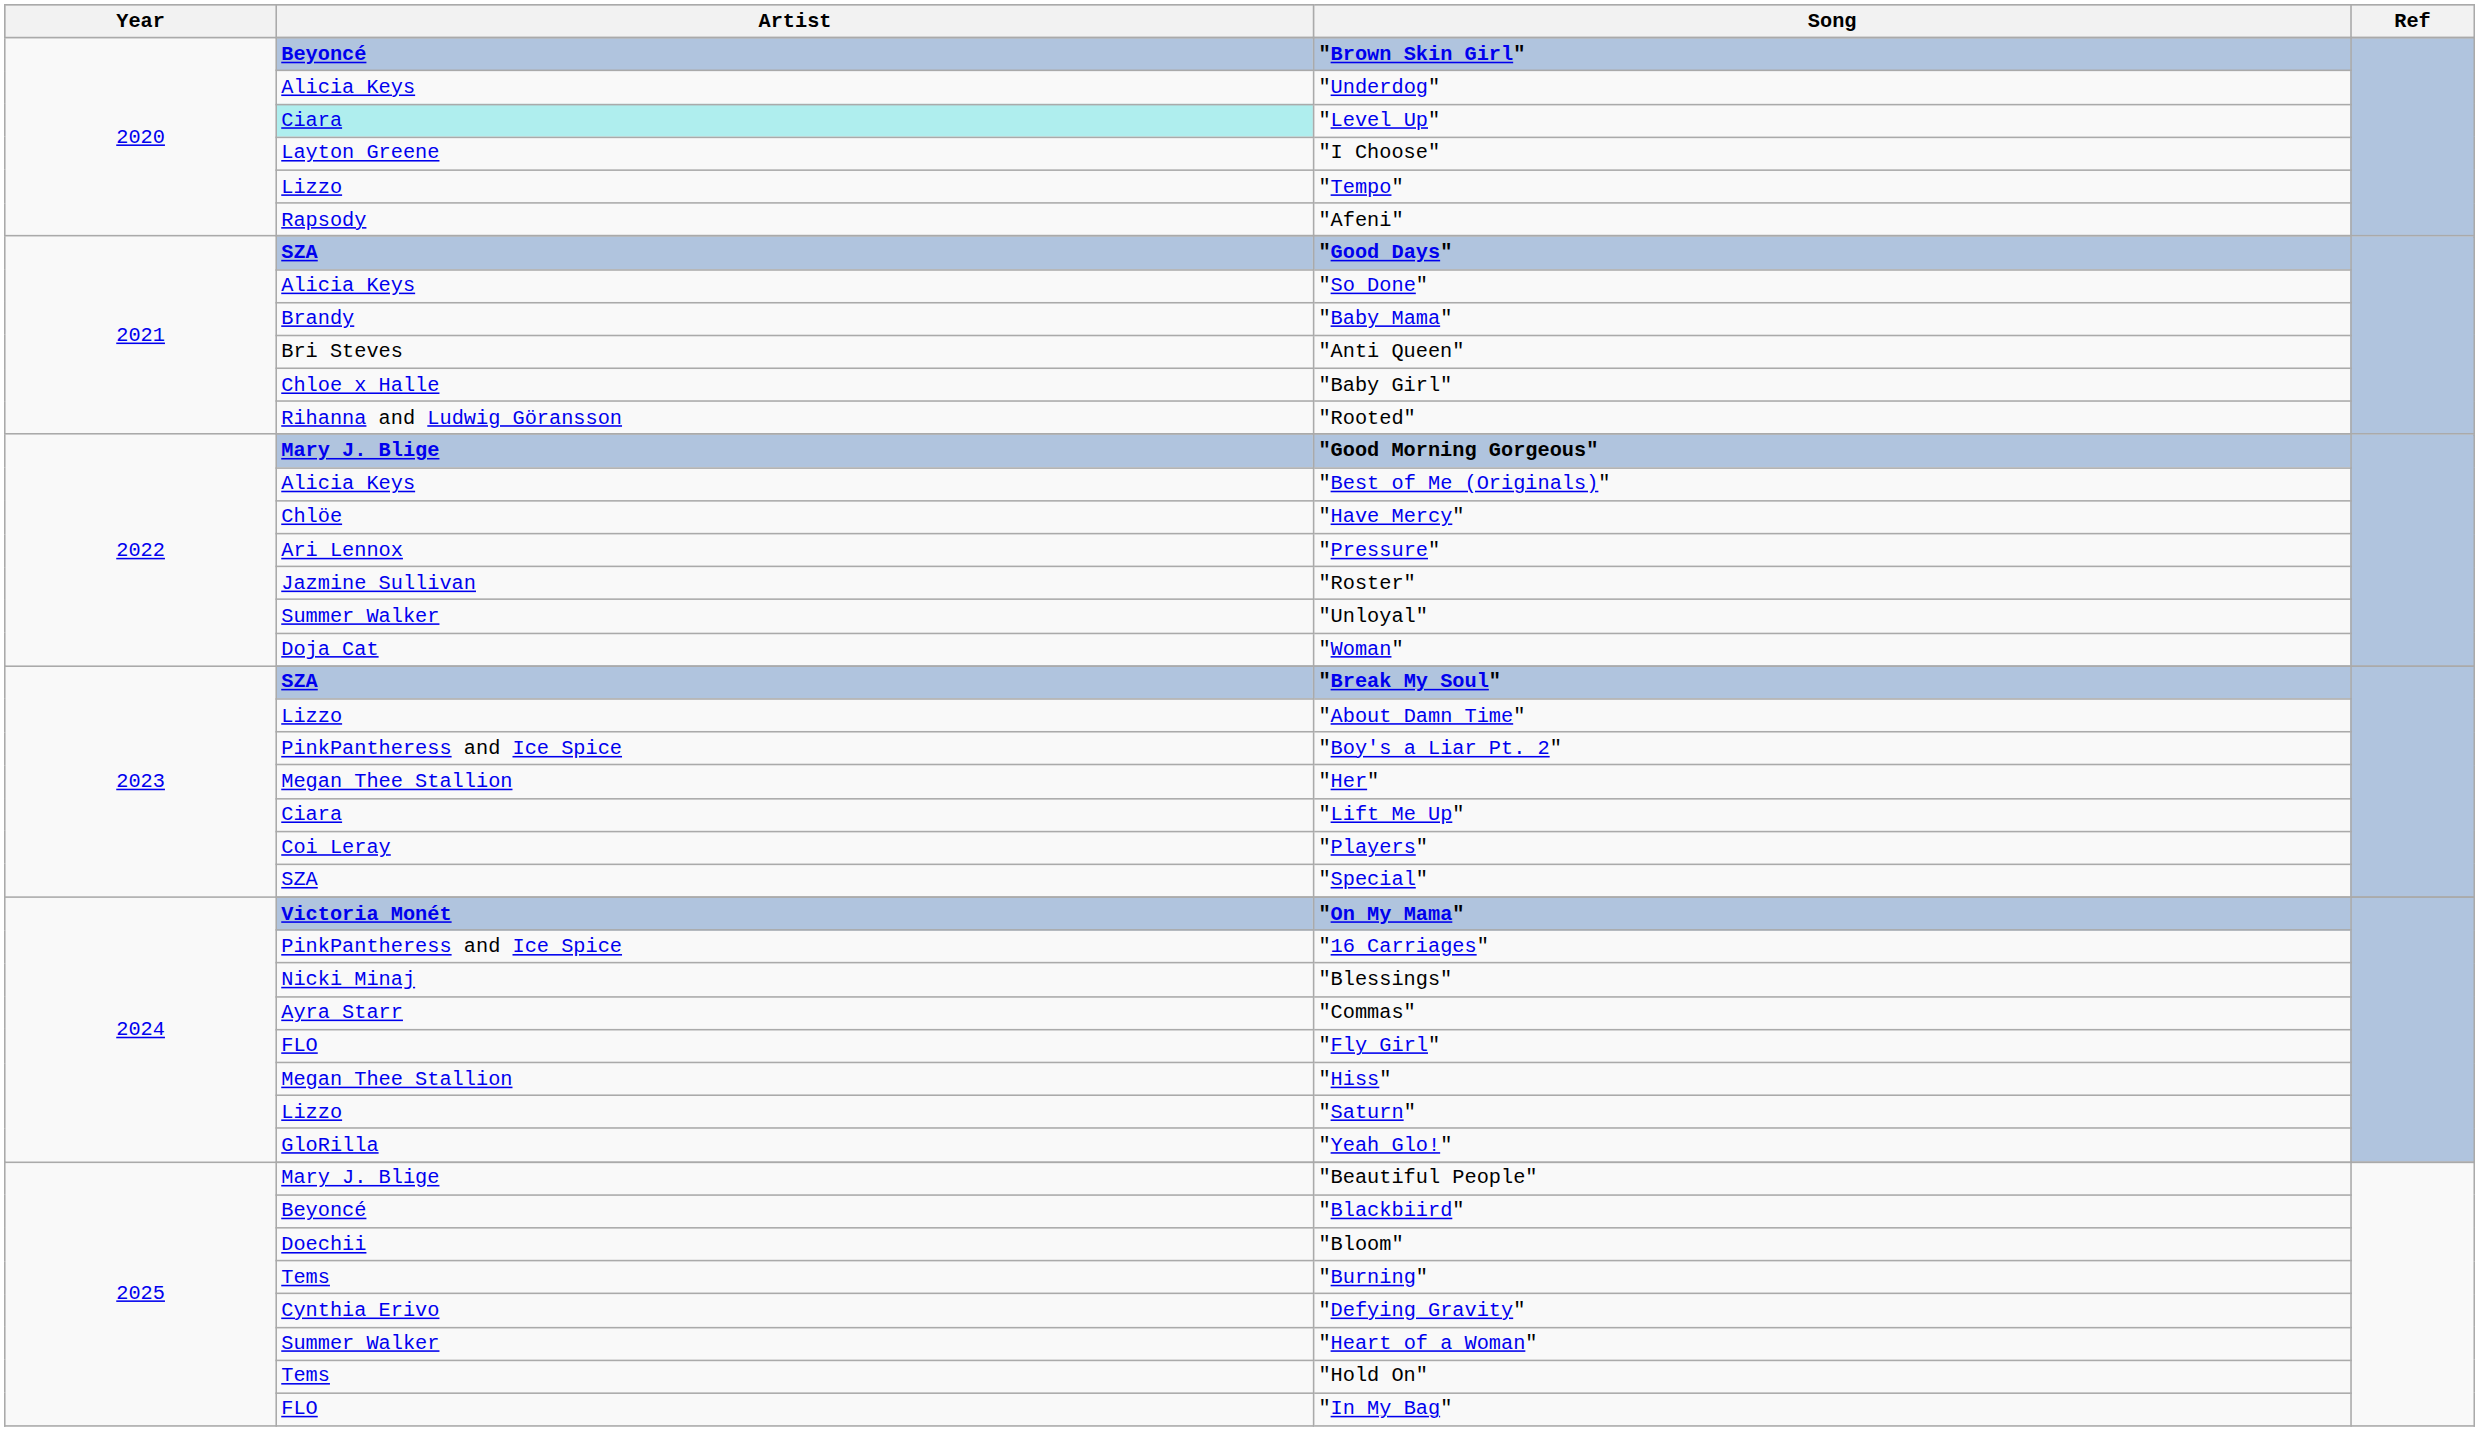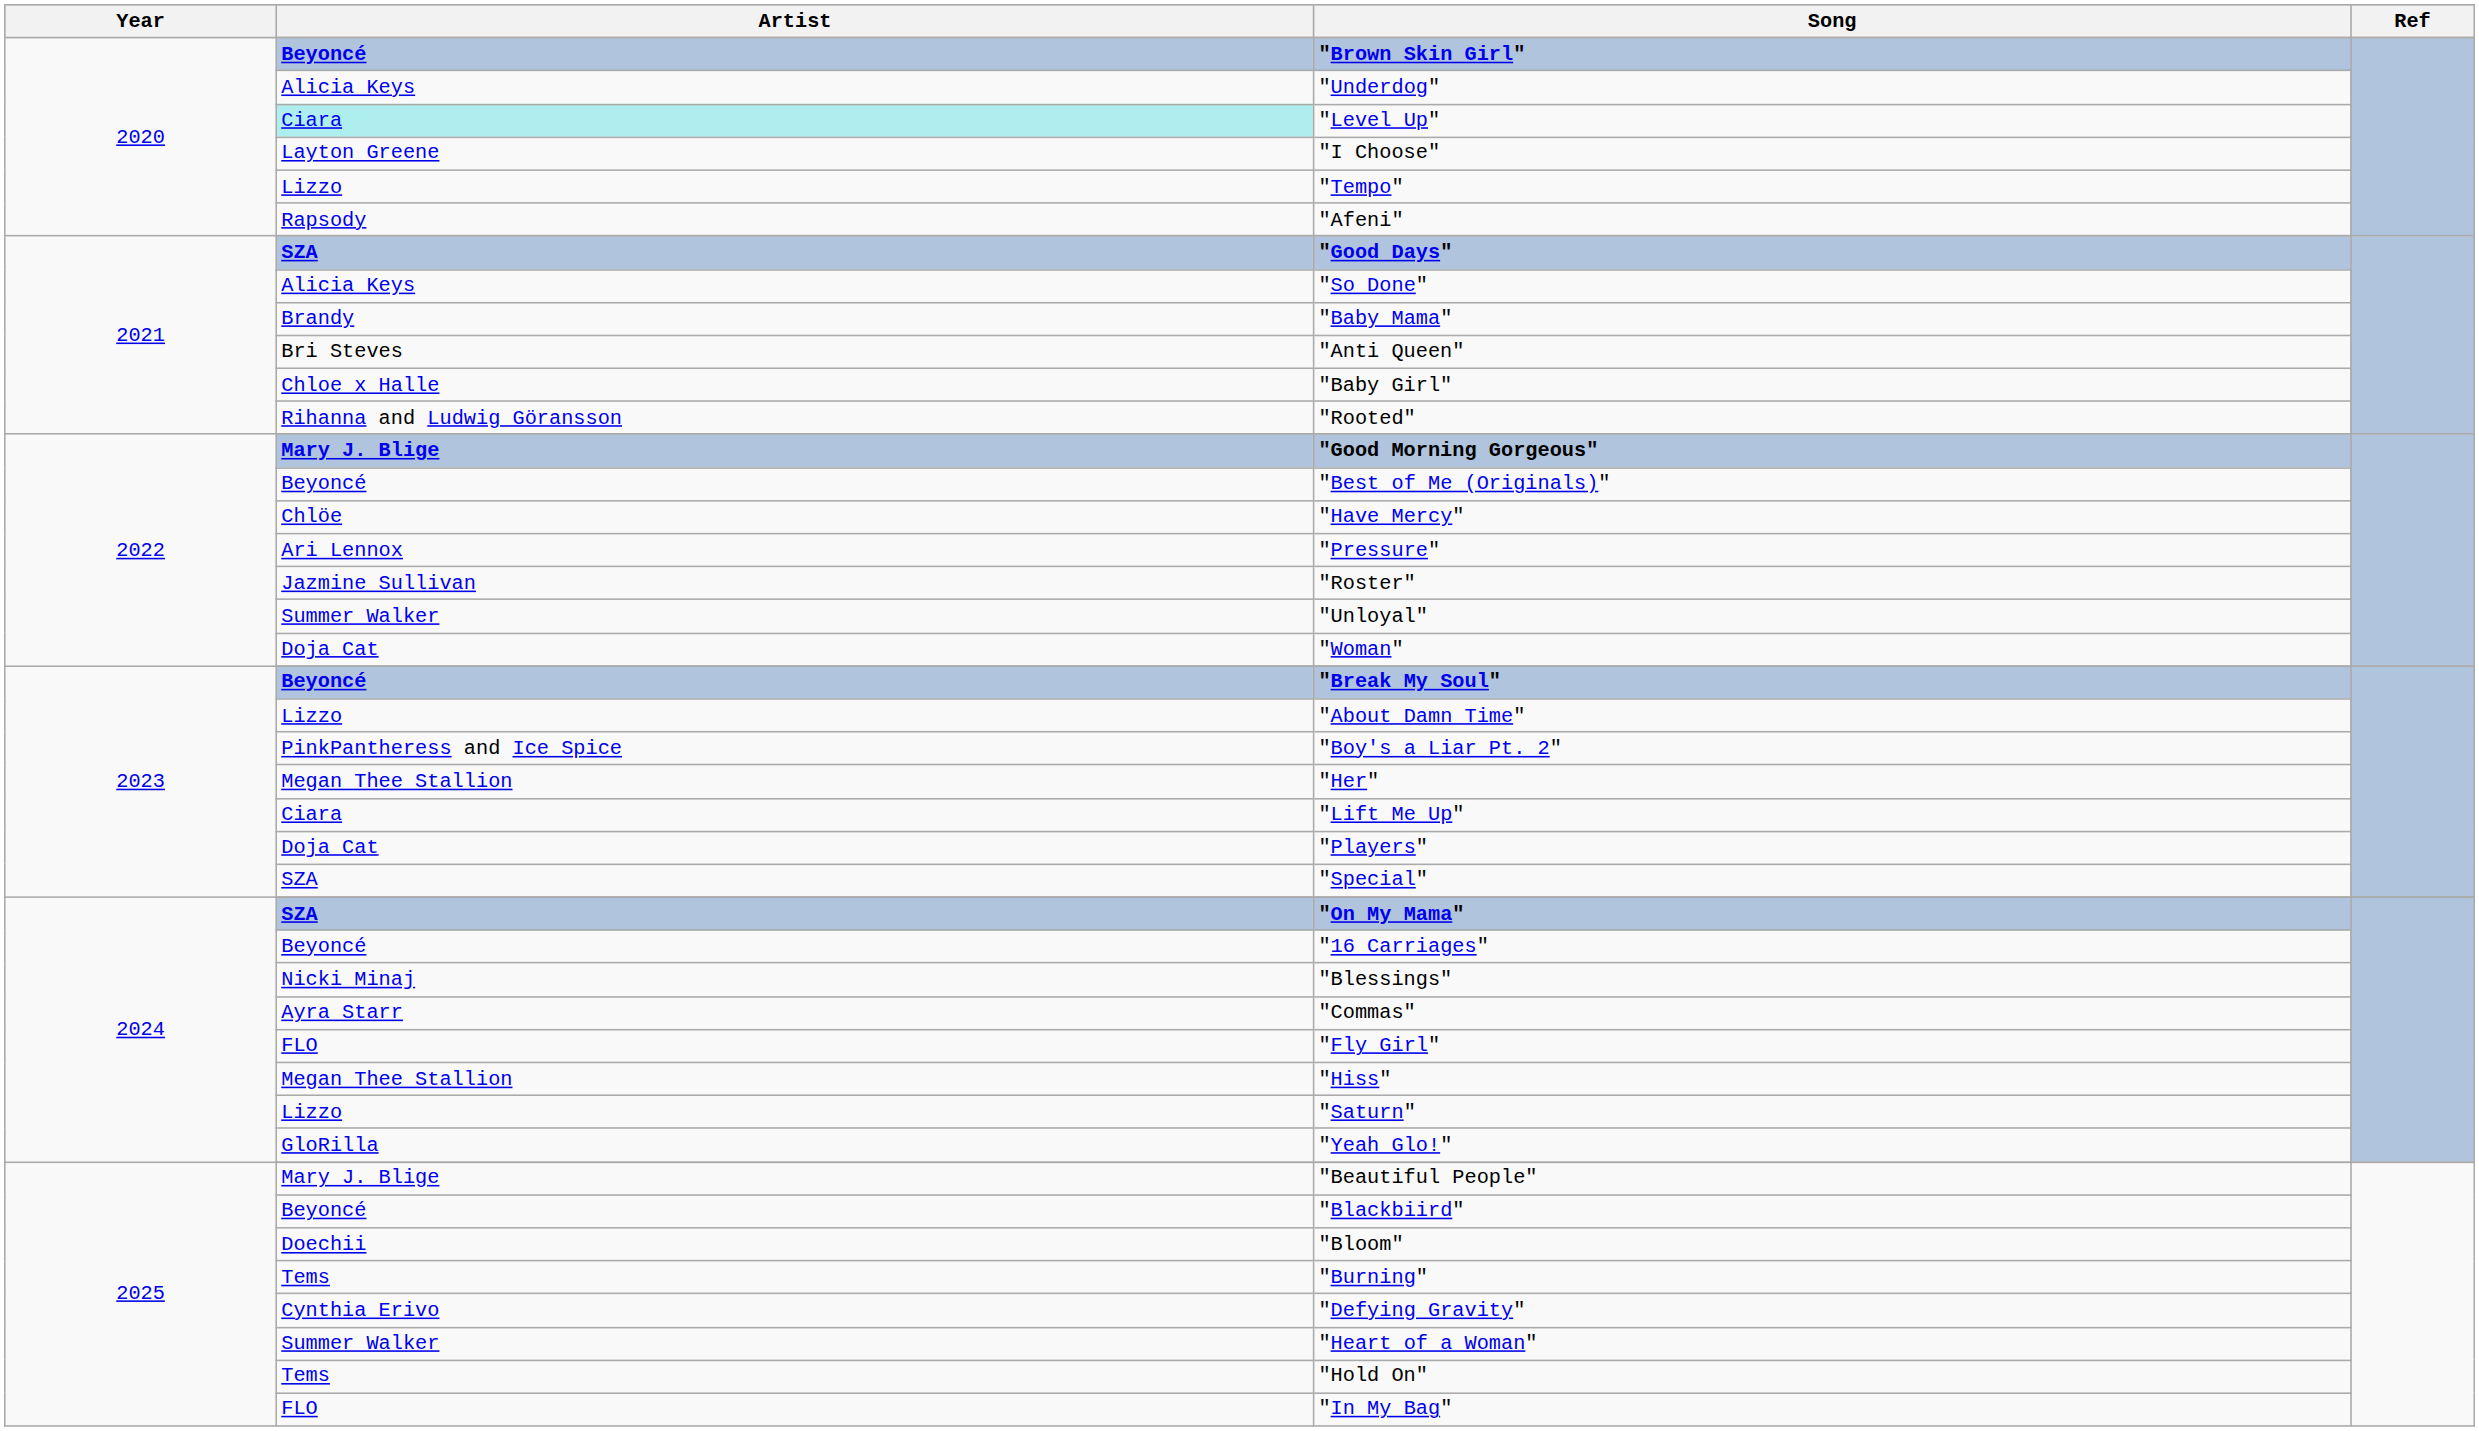(348, 484) Alicia Keys -> (324, 484) Beyoncé
(299, 682) SZA -> (324, 682) Beyoncé
(336, 848) Coi Leray -> (330, 848) Doja Cat
(366, 914) Victoria Monét -> (299, 914) SZA
(452, 947) PinkPantheress and Ice Spice -> (324, 947) Beyoncé
